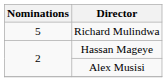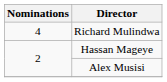(38, 31) 5 -> (38, 31) 4
